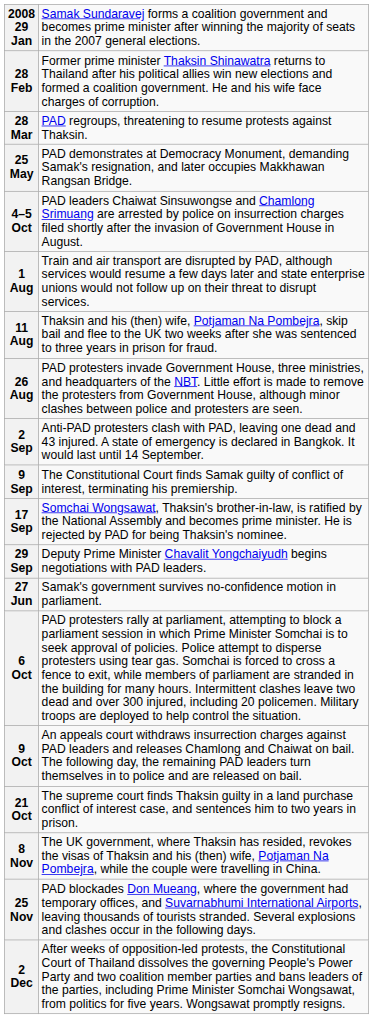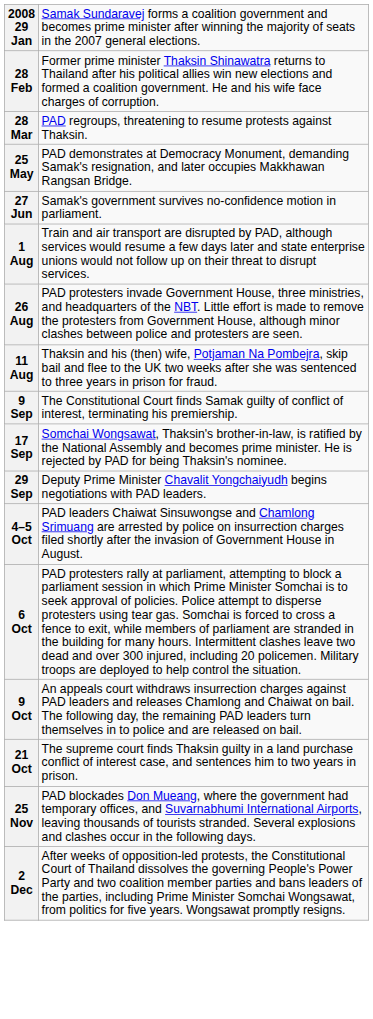rows swapped: (22, 594) <-> (22, 221)
rows swapped: (22, 335) <-> (22, 388)
- row: (22, 442)
- row: (22, 856)
